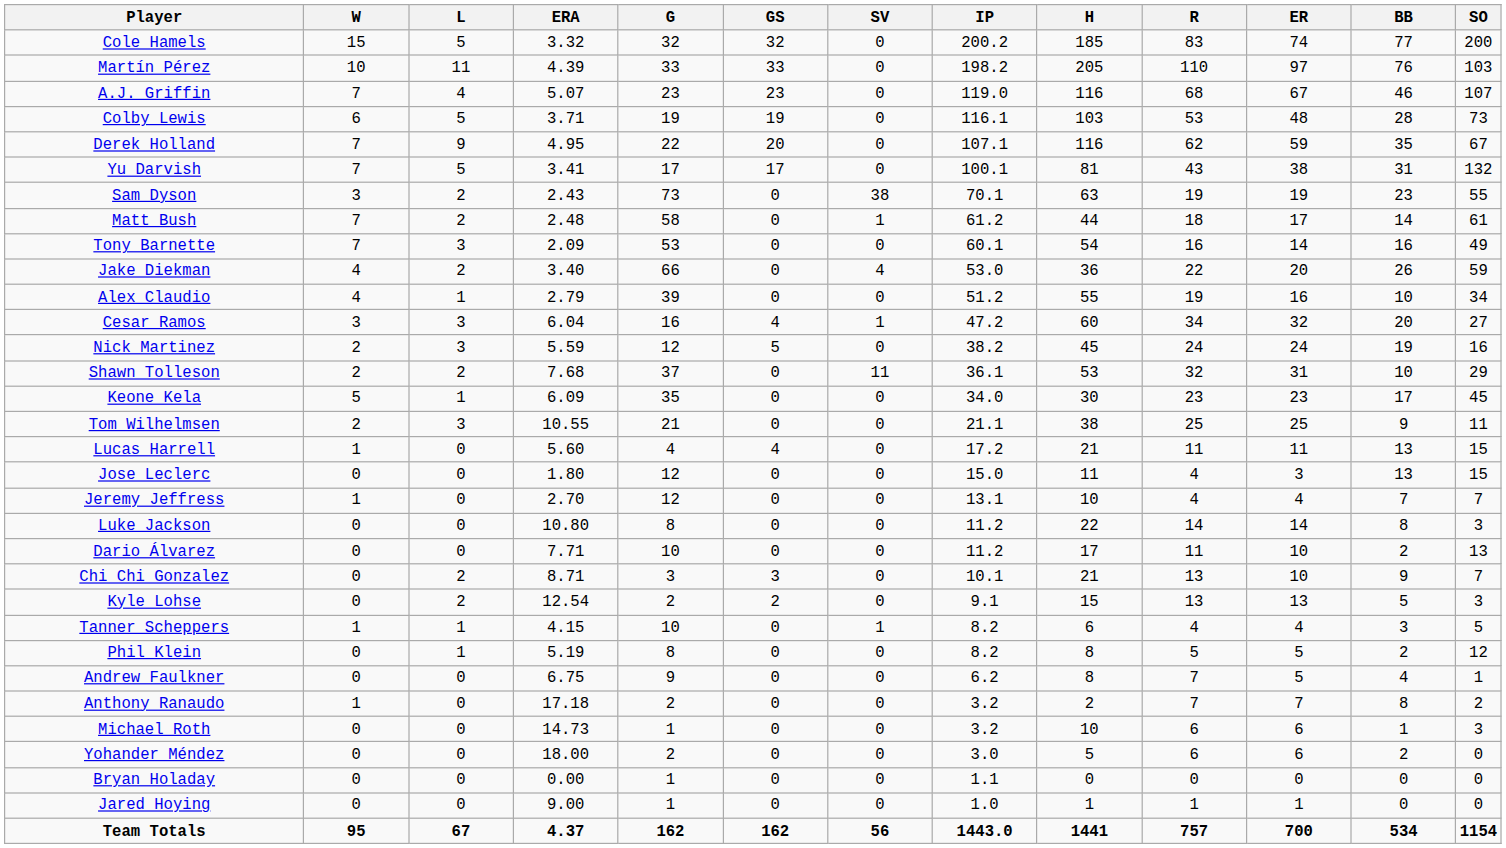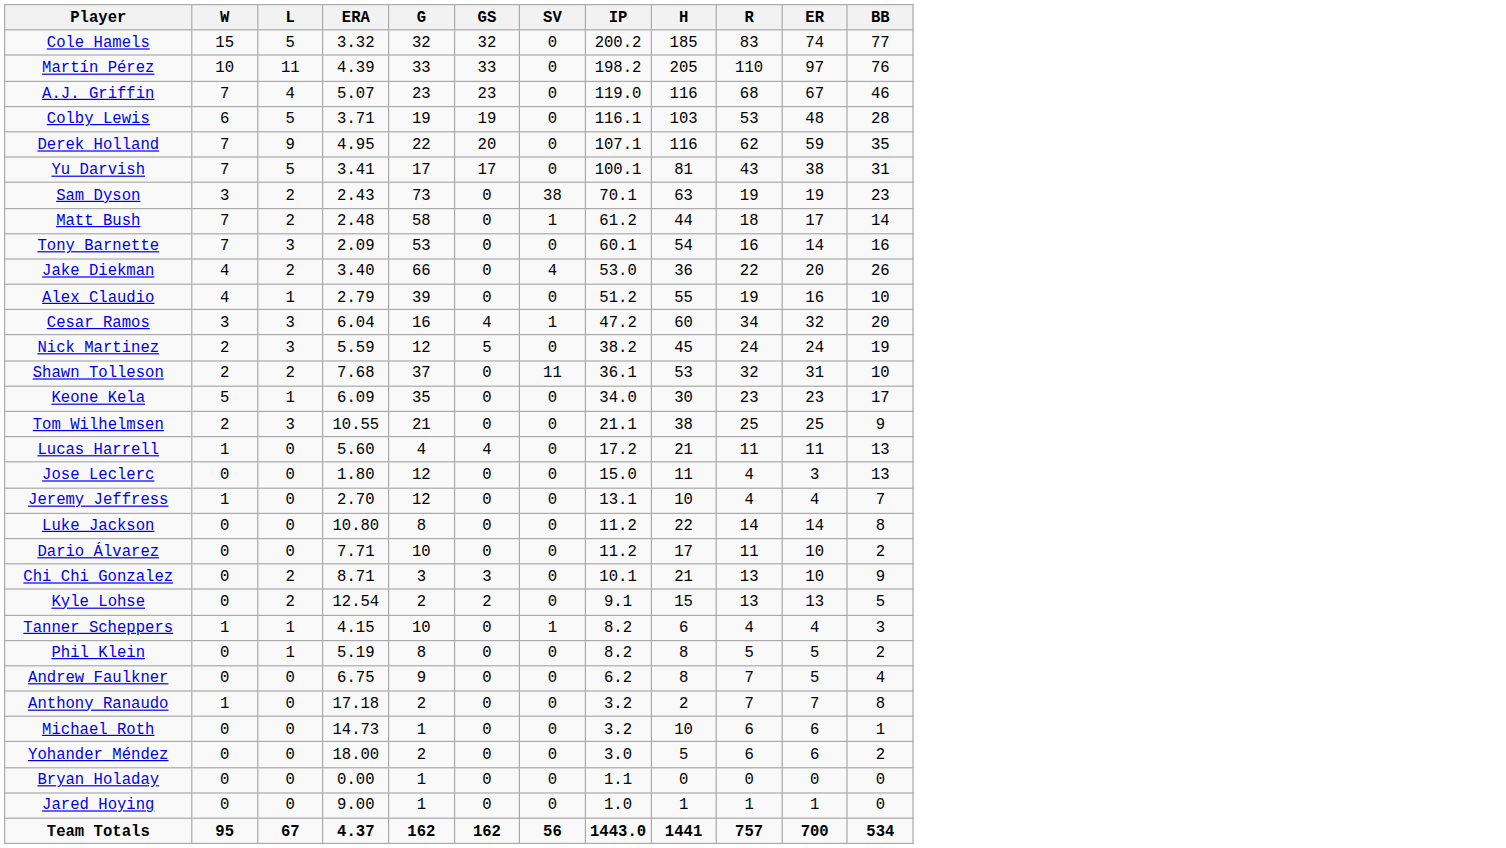- column: (1478, 17)
